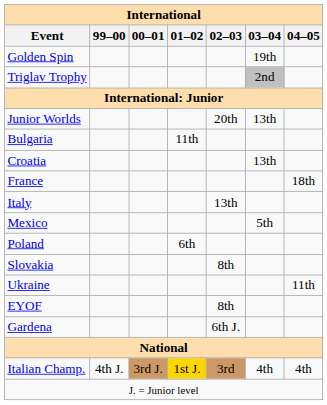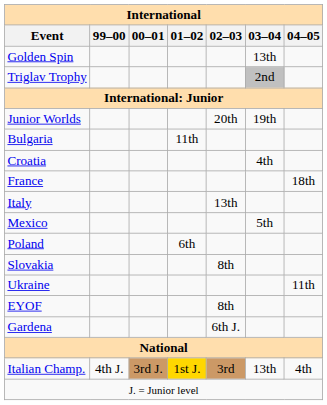(265, 56) 19th -> (265, 56) 13th
(265, 118) 13th -> (265, 118) 19th
(265, 160) 13th -> (265, 160) 4th
(265, 368) 4th -> (265, 368) 13th
